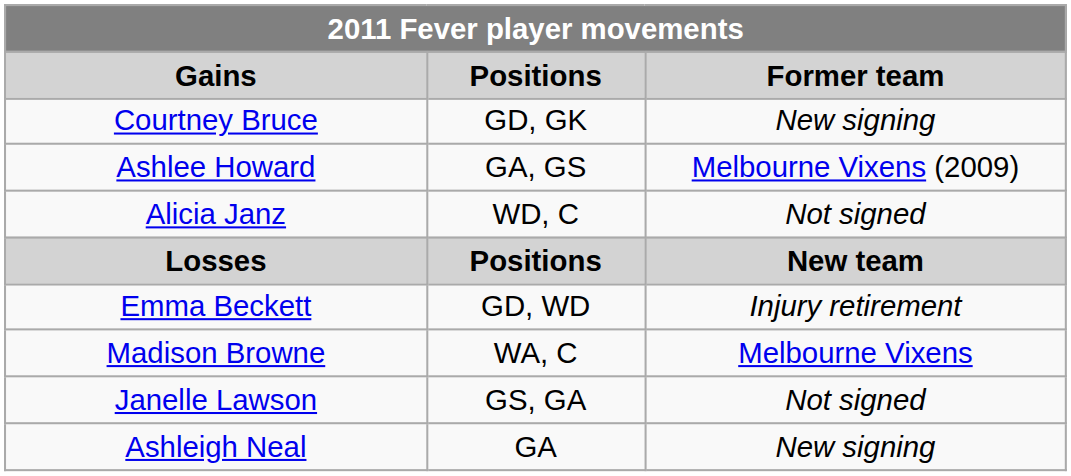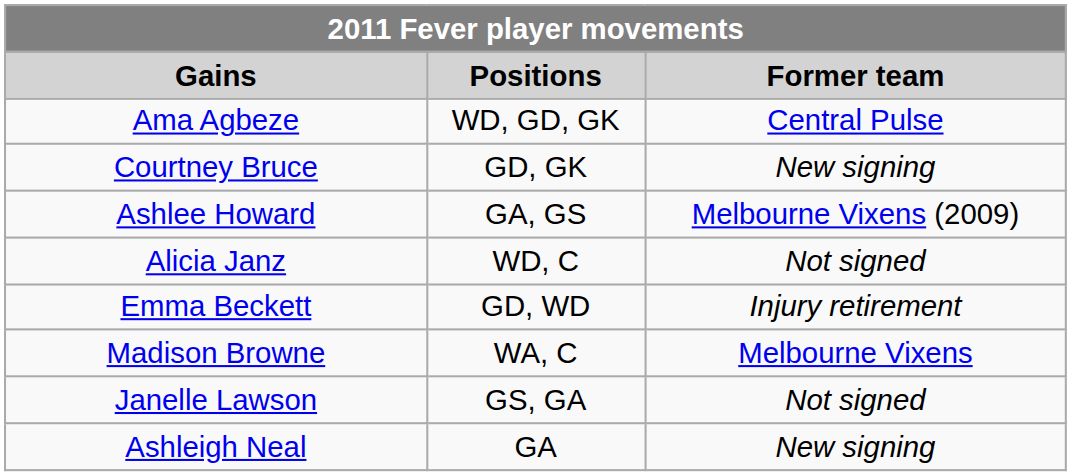+ row: (216, 121)
- row: (216, 261)
